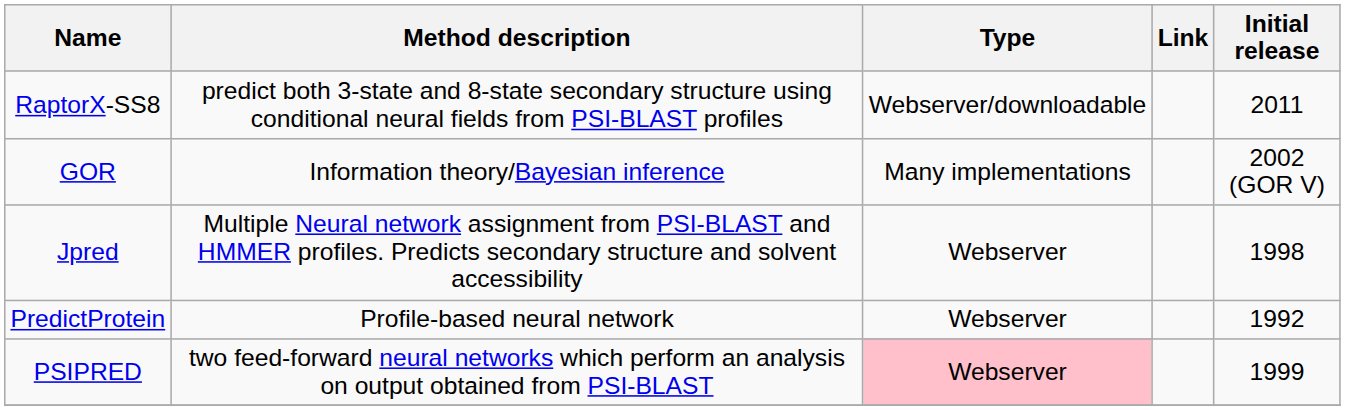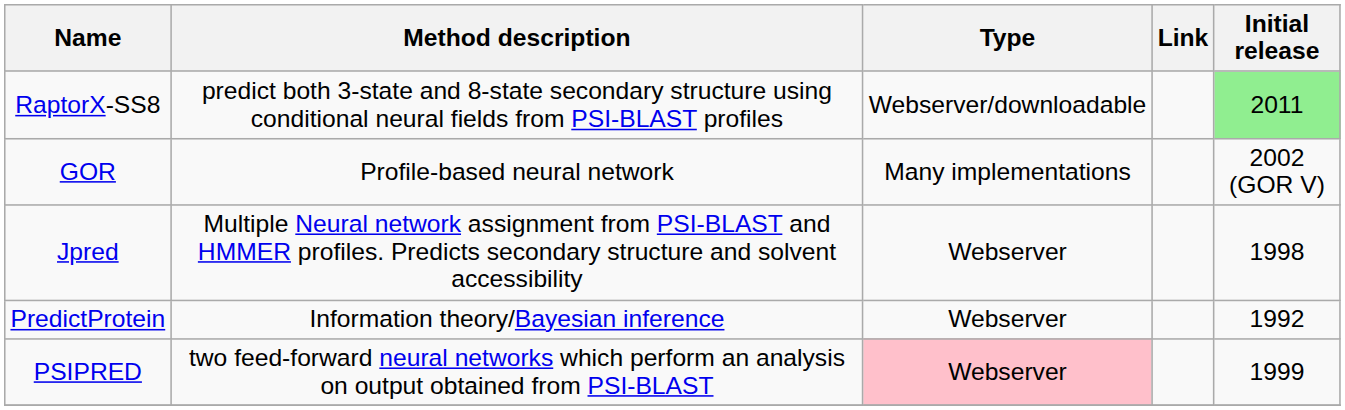(1277, 104) no background -> (1277, 104) lightgreen background
(517, 171) Information theory/Bayesian inference -> (517, 171) Profile-based neural network
(517, 318) Profile-based neural network -> (517, 318) Information theory/Bayesian inference
